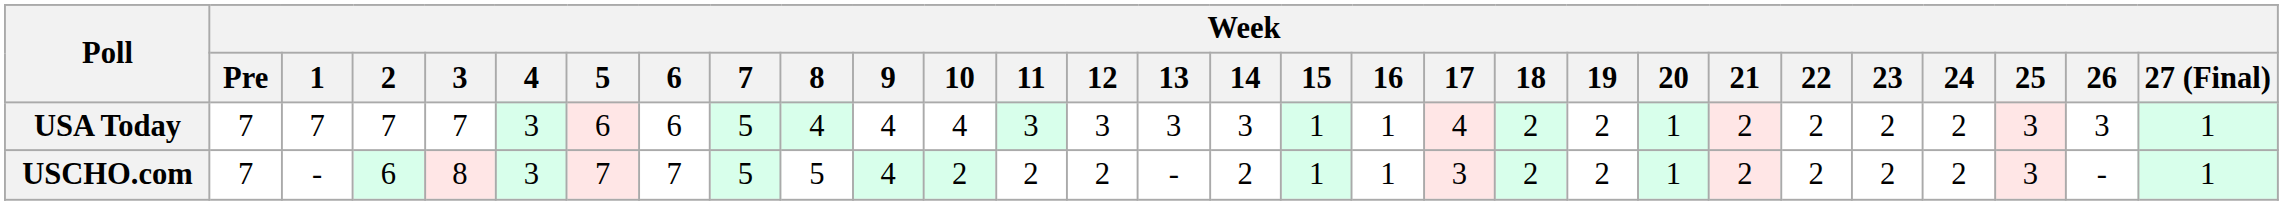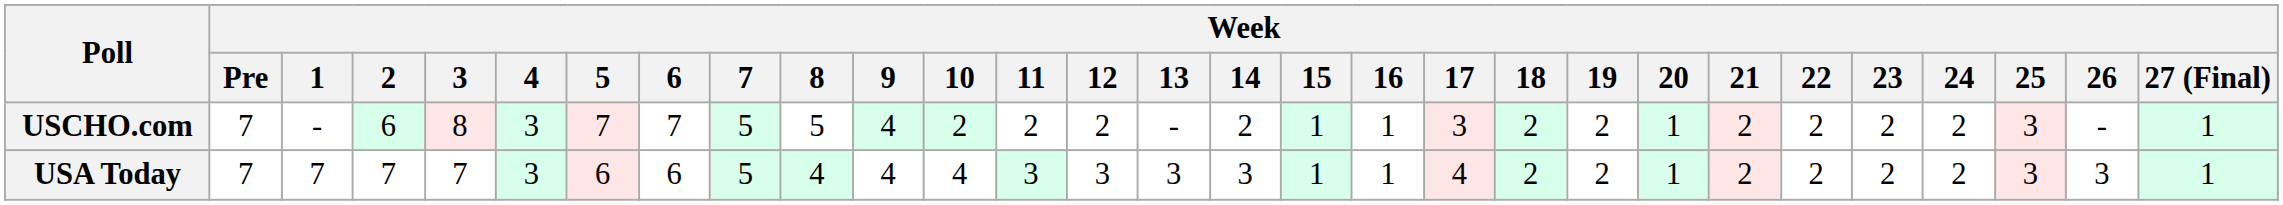rows swapped: (107, 174) <-> (107, 125)
